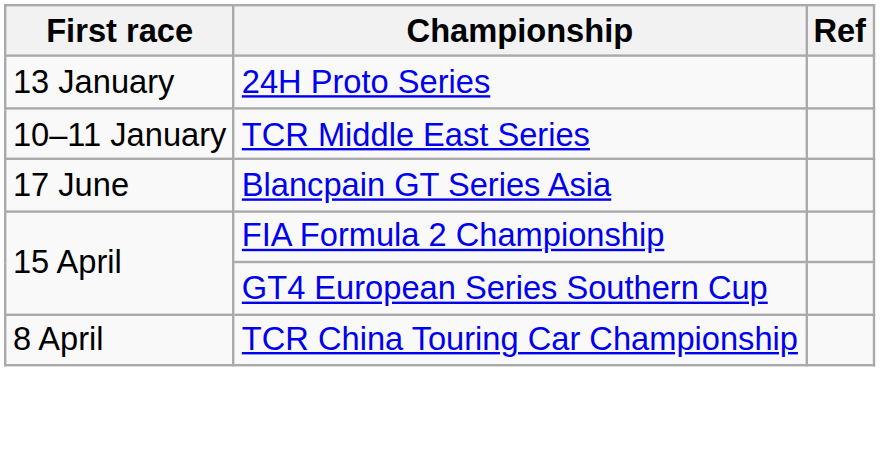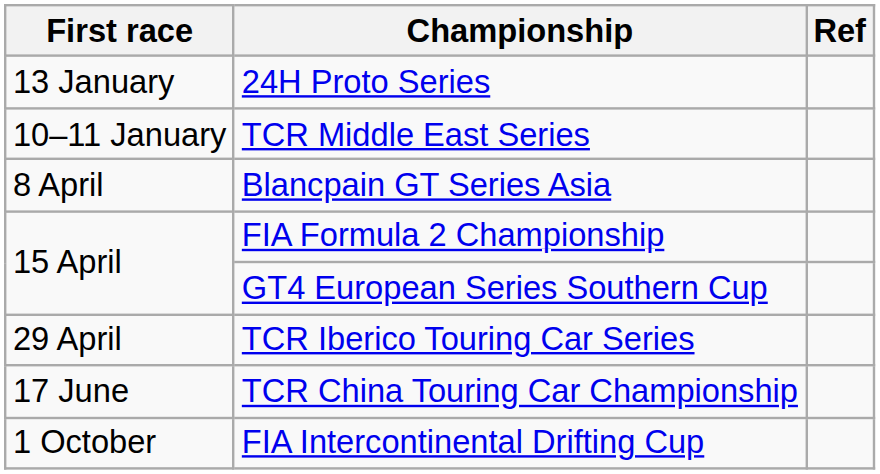(71, 185) 17 June -> (58, 185) 8 April
+ row: (468, 339)
(58, 339) 8 April -> (71, 391) 17 June
+ row: (473, 442)
